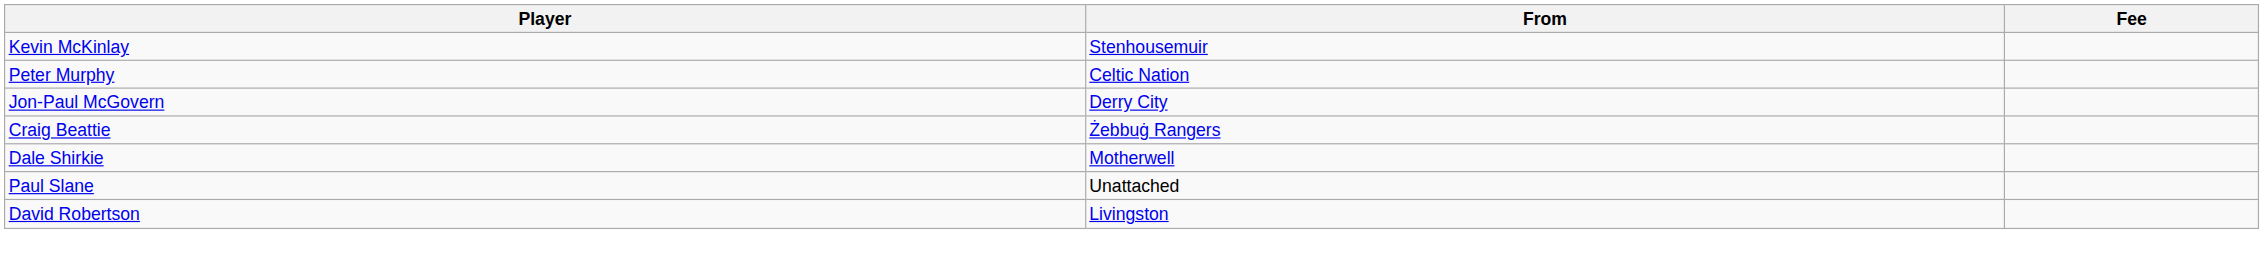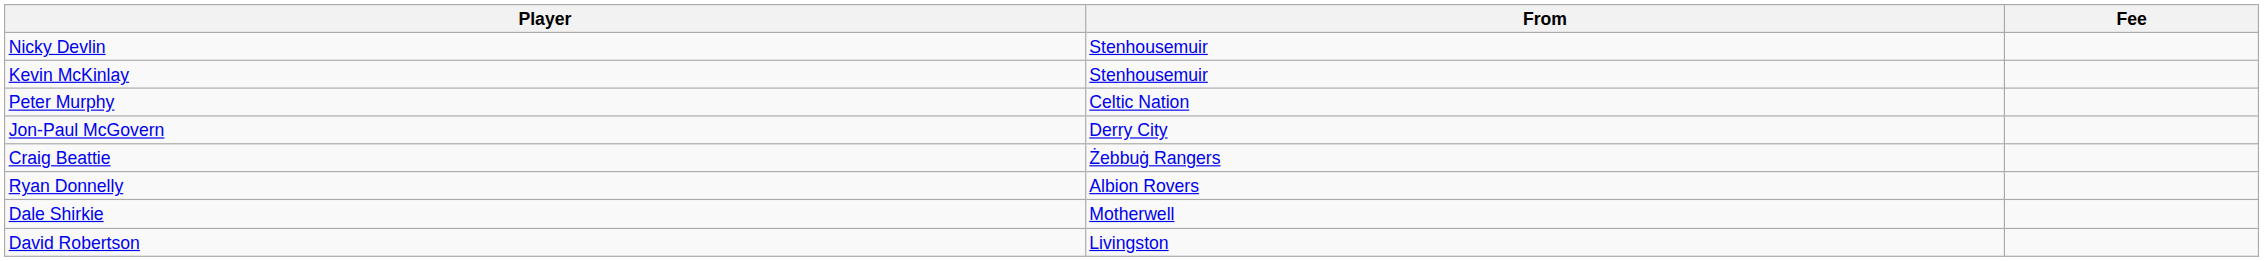+ row: (57, 47)
+ row: (66, 186)
- row: (51, 186)
